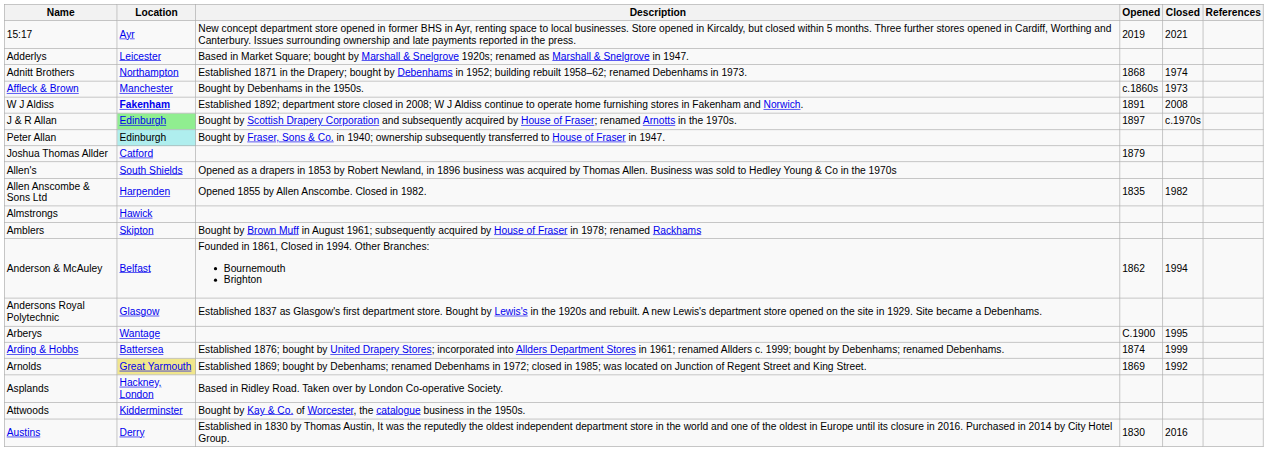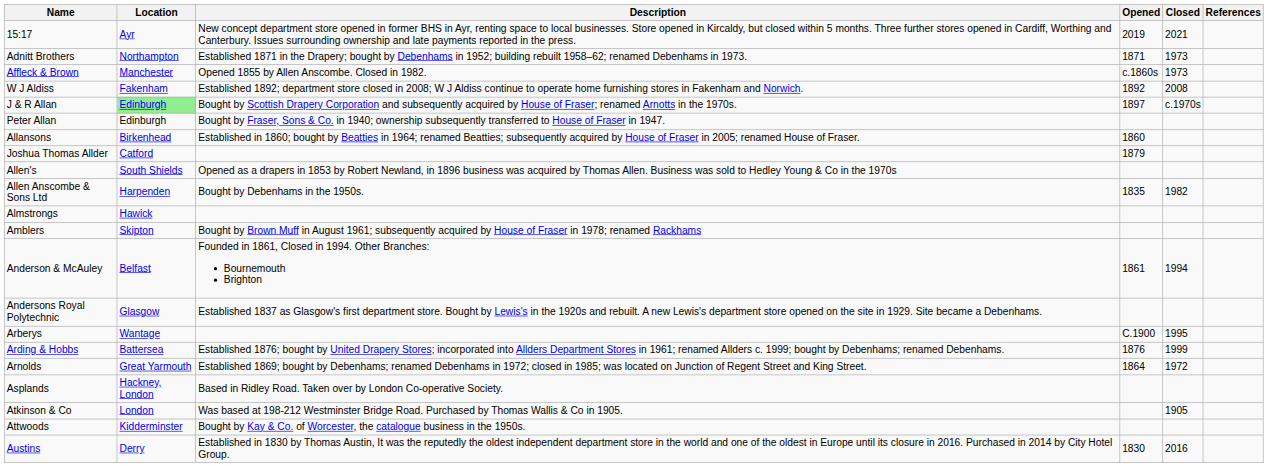- row: (27, 56)
(1134, 72) 1868 -> (1134, 56) 1871
(1176, 72) 1974 -> (1176, 56) 1973
(281, 89) Bought by Debenhams in the 1950s. -> (312, 72) Opened 1855 by Allen Anscombe. Closed in 1982.
(145, 105) bold -> (144, 89) normal
(1134, 105) 1891 -> (1134, 89) 1892
(143, 137) paleturquoise background -> (143, 121) no background
+ row: (29, 137)
(312, 192) Opened 1855 by Allen Anscombe. Closed in 1982. -> (281, 192) Bought by Debenhams in the 1950s.
(1134, 268) 1862 -> (1134, 268) 1861
(1134, 350) 1874 -> (1134, 350) 1876
(155, 366) khaki background -> (155, 366) no background
(1134, 366) 1869 -> (1134, 366) 1864
(1176, 366) 1992 -> (1176, 366) 1972
+ row: (39, 410)
